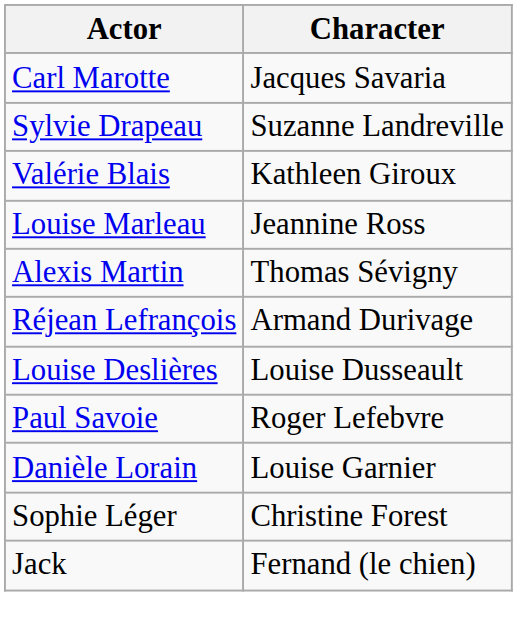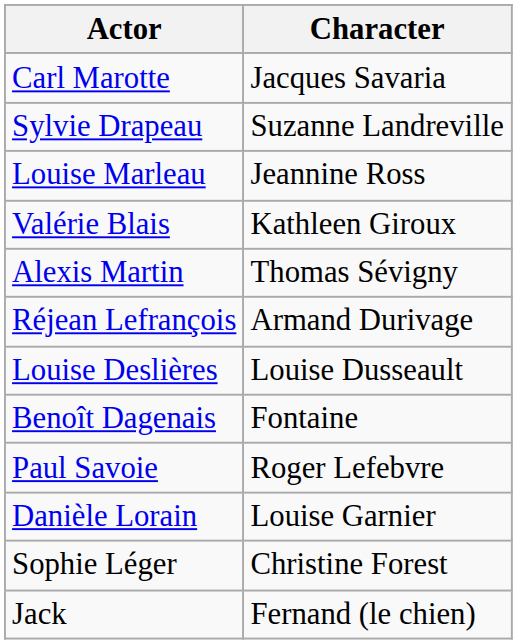rows swapped: (91, 175) <-> (109, 223)
+ row: (114, 418)
